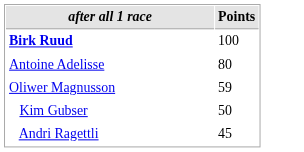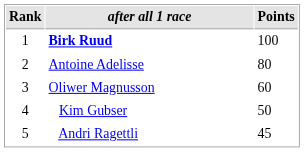+ column: (25, 17)
(225, 87) 59 -> (265, 87) 60
